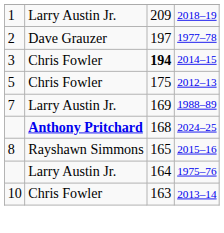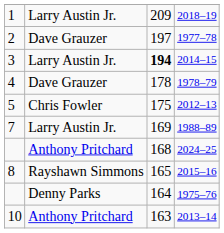(65, 60) Chris Fowler -> (72, 60) Larry Austin Jr.
+ row: (197, 82)
(86, 127) bold -> (80, 149) normal
(72, 171) Larry Austin Jr. -> (64, 194) Denny Parks
(65, 194) Chris Fowler -> (80, 216) Anthony Pritchard
